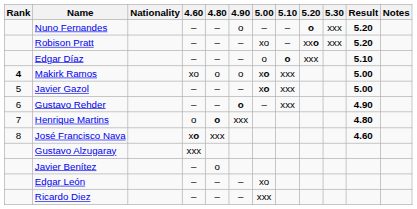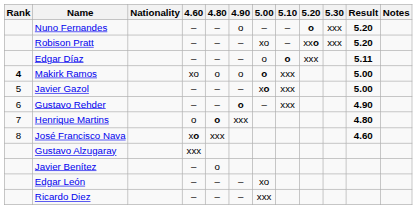(363, 58) 5.10 -> (363, 58) 5.11
(264, 74) xo -> (264, 74) o
